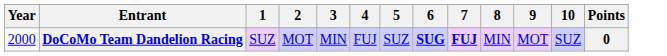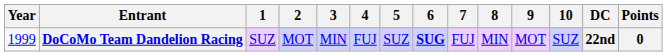+ column: (600, 16)
(22, 39) 2000 -> (22, 39) 1999
(464, 39) bold -> (463, 39) normal
